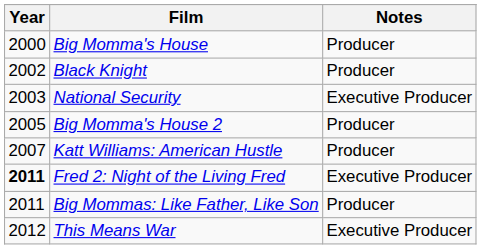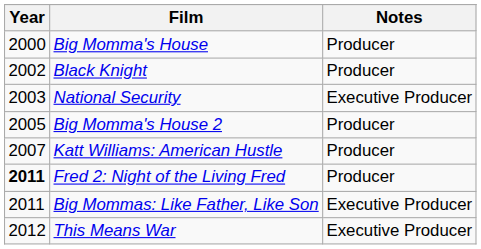(399, 177) Executive Producer -> (361, 177) Producer
(361, 204) Producer -> (399, 204) Executive Producer
